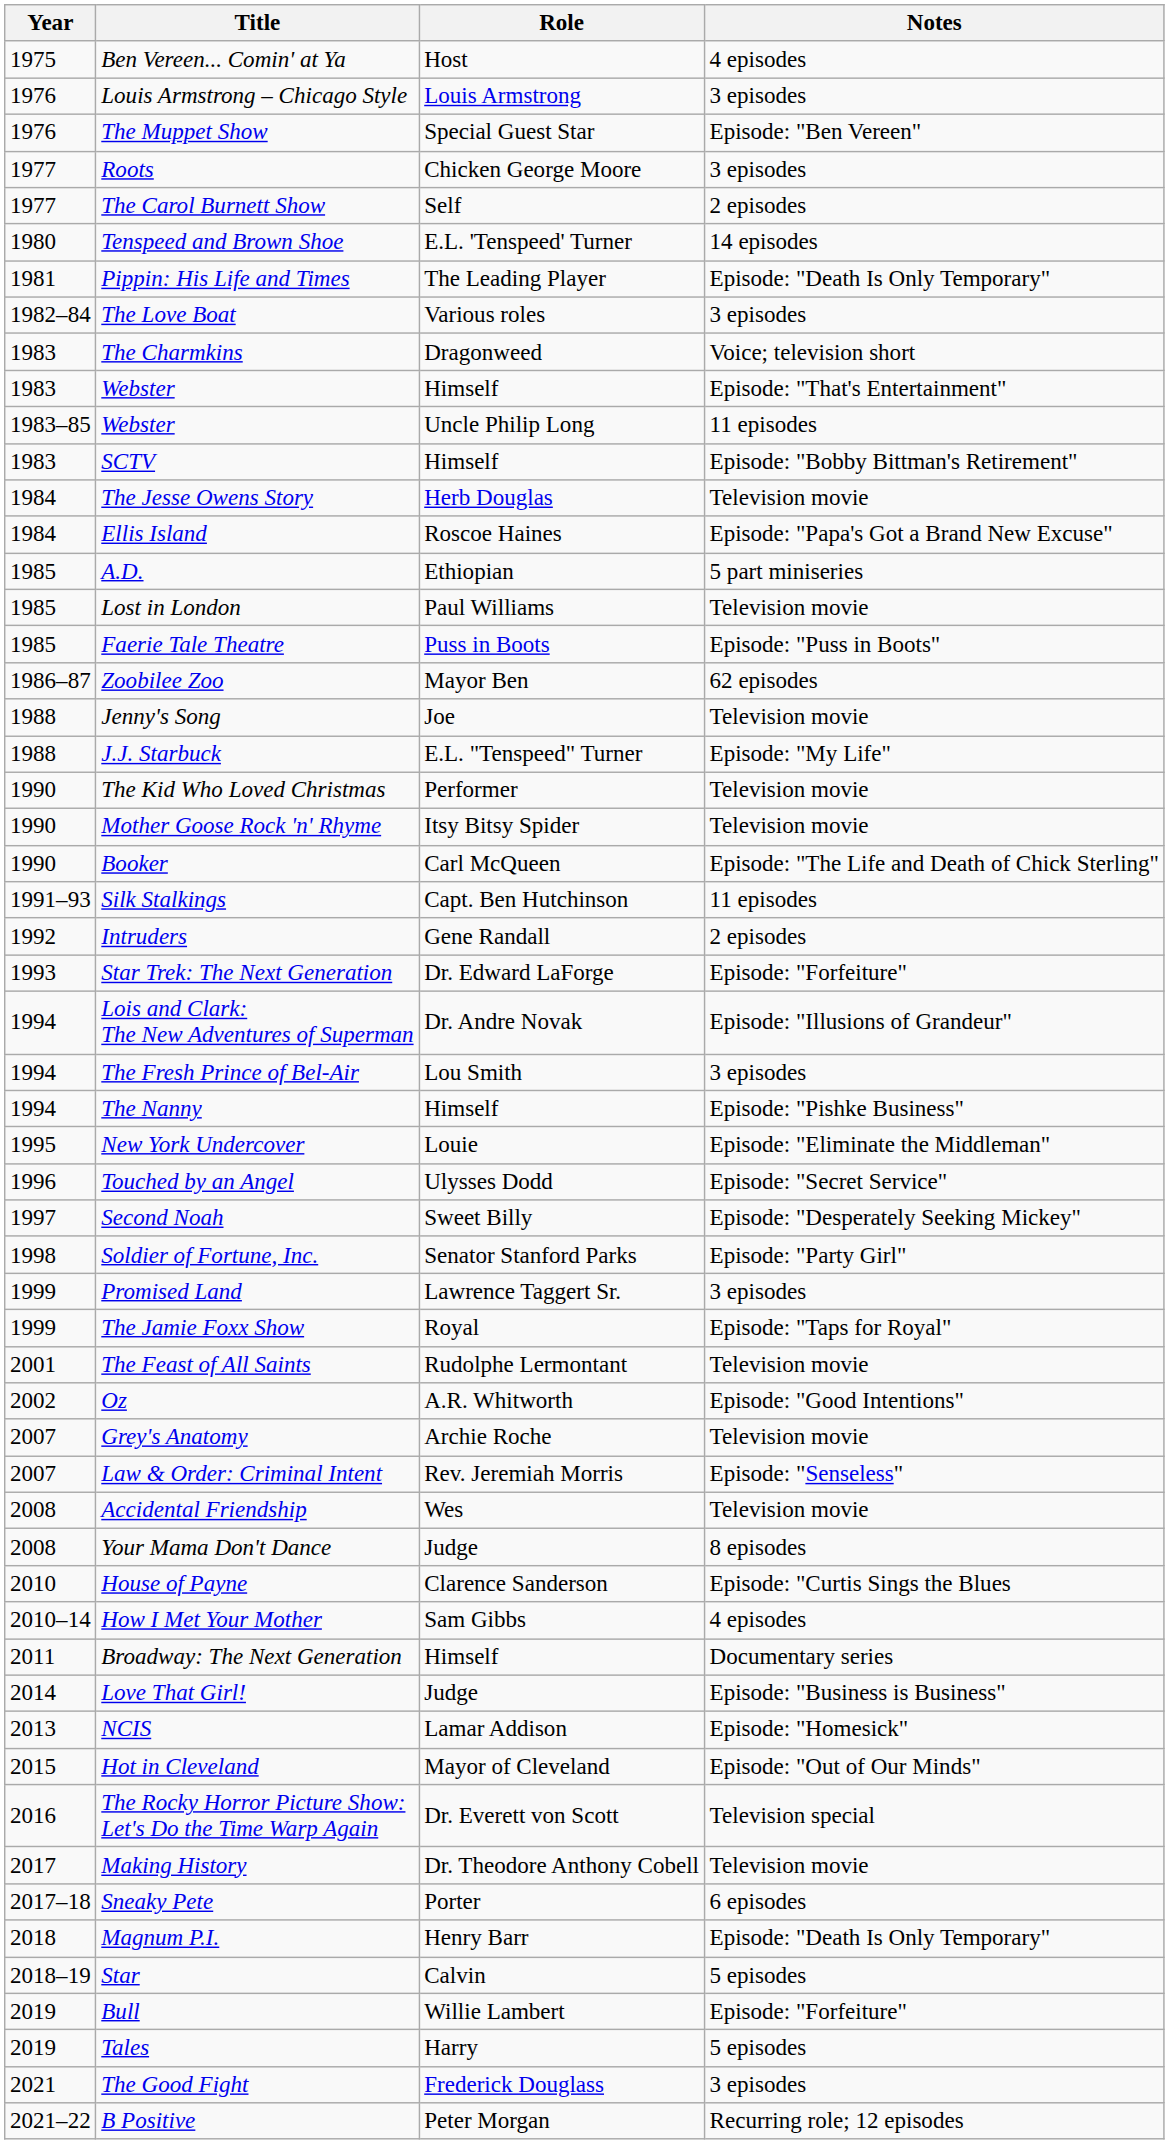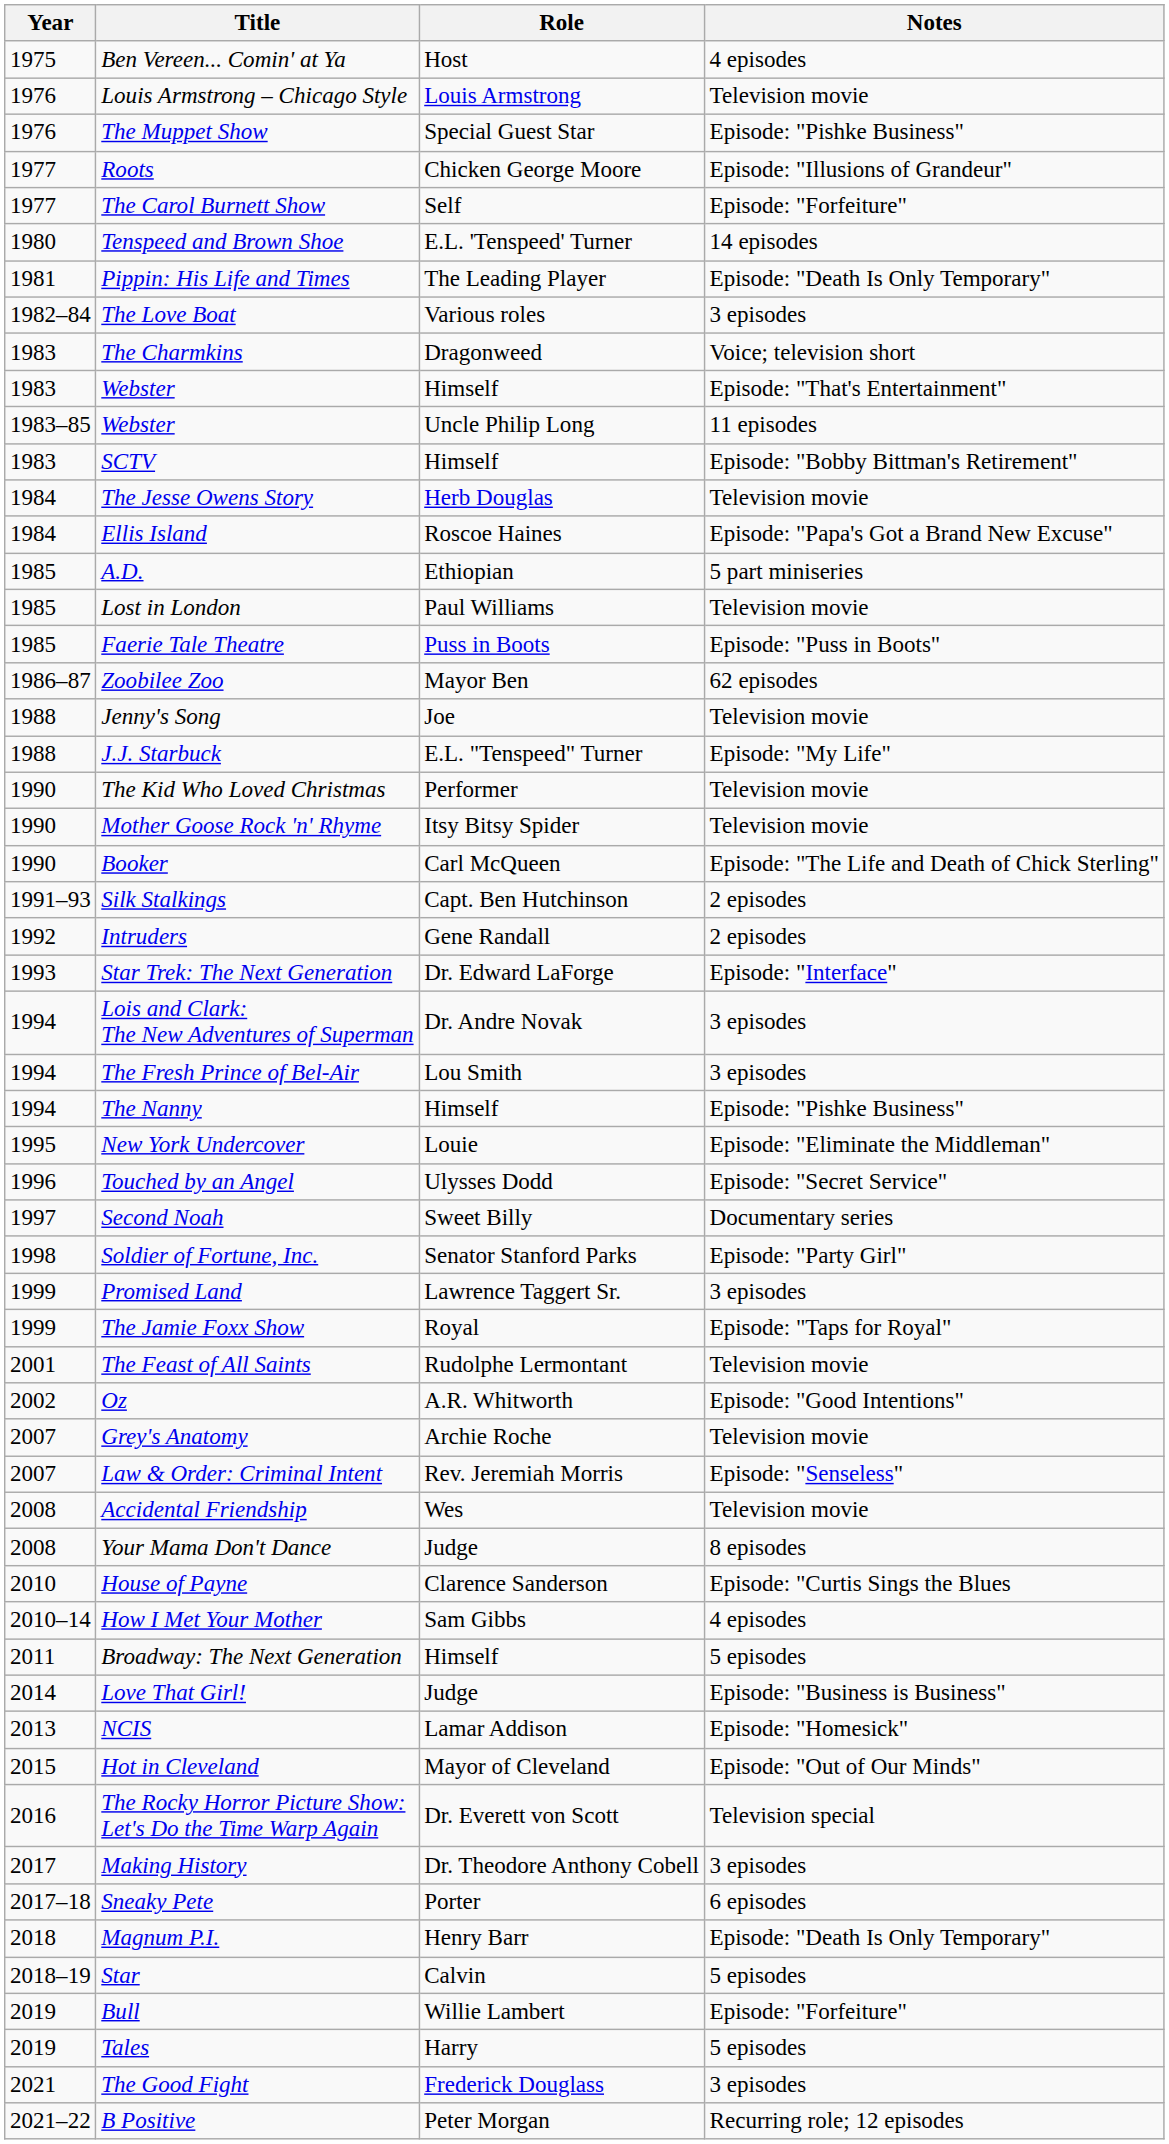(758, 95) 3 episodes -> (789, 95) Television movie
(815, 132) Episode: "Ben Vereen" -> (837, 132) Episode: "Pishke Business"
(758, 168) 3 episodes -> (861, 168) Episode: "Illusions of Grandeur"
(758, 205) 2 episodes -> (808, 205) Episode: "Forfeiture"
(763, 899) 11 episodes -> (758, 899) 2 episodes
(808, 972) Episode: "Forfeiture" -> (803, 972) Episode: "Interface"
(861, 1022) Episode: "Illusions of Grandeur" -> (758, 1022) 3 episodes
(895, 1217) Episode: "Desperately Seeking Mickey" -> (801, 1217) Documentary series
(801, 1656) Documentary series -> (758, 1656) 5 episodes
(789, 1865) Television movie -> (758, 1865) 3 episodes
